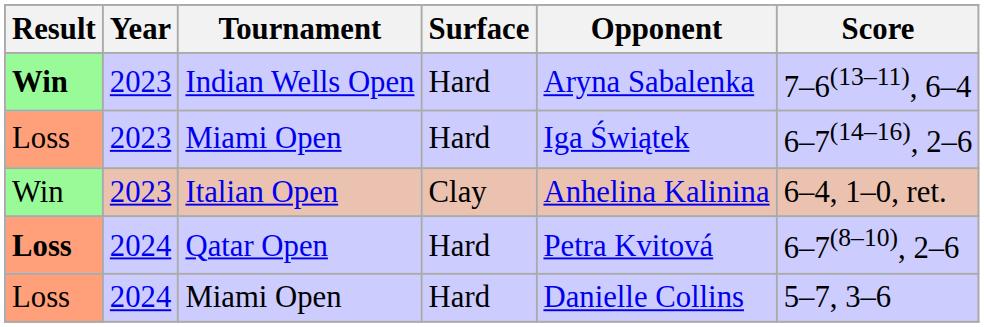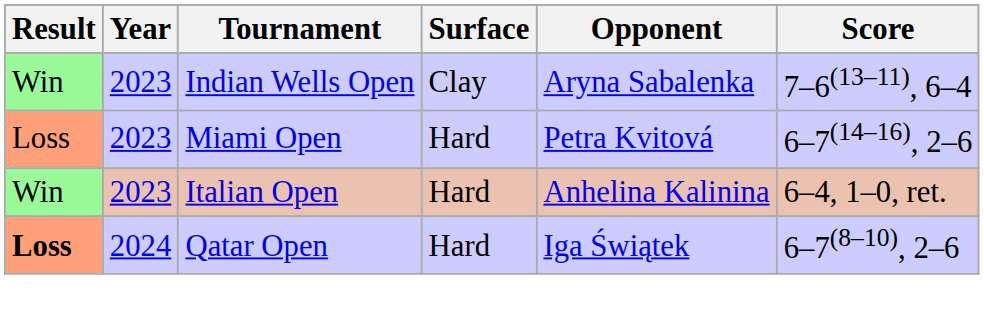(40, 81) bold -> (38, 81) normal
(459, 81) Hard -> (458, 81) Clay
(616, 138) Iga Świątek -> (628, 138) Petra Kvitová
(458, 191) Clay -> (459, 191) Hard
(628, 244) Petra Kvitová -> (616, 244) Iga Świątek
- row: (141, 297)
